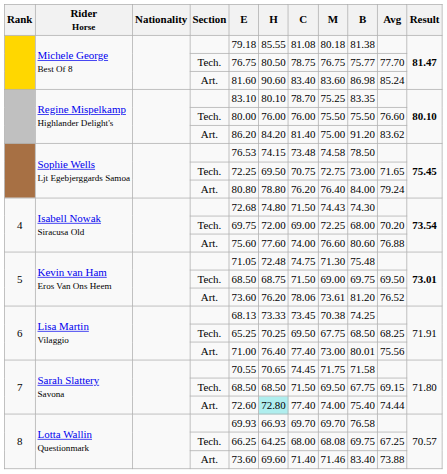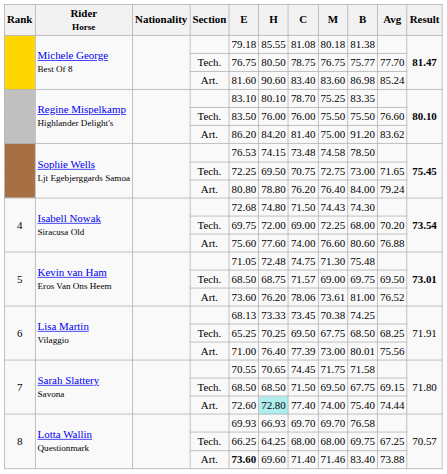(244, 116) 80.00 -> (244, 116) 83.50
(303, 279) 71.50 -> (303, 279) 71.57
(363, 297) 81.20 -> (363, 297) 81.00
(303, 351) 77.40 -> (303, 351) 77.39
(333, 441) 68.08 -> (333, 441) 68.00
(244, 459) normal -> (244, 459) bold
